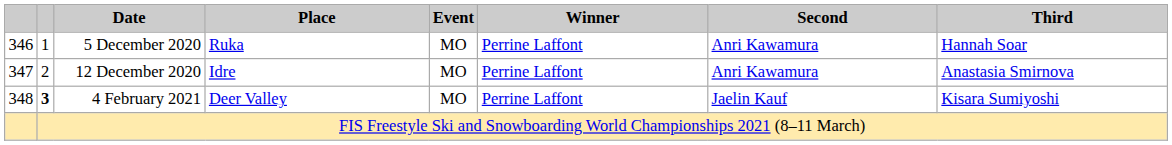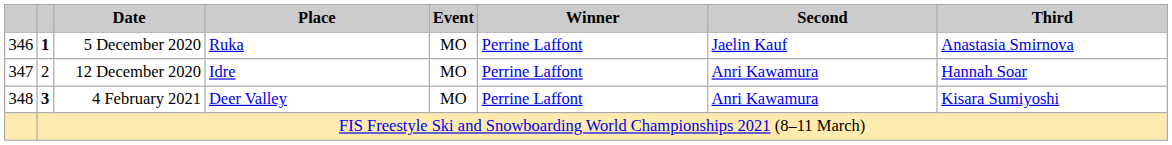(45, 44) normal -> (45, 44) bold
(765, 44) Anri Kawamura -> (749, 44) Jaelin Kauf
(984, 44) Hannah Soar -> (1008, 44) Anastasia Smirnova
(1008, 71) Anastasia Smirnova -> (984, 71) Hannah Soar
(749, 98) Jaelin Kauf -> (765, 98) Anri Kawamura
